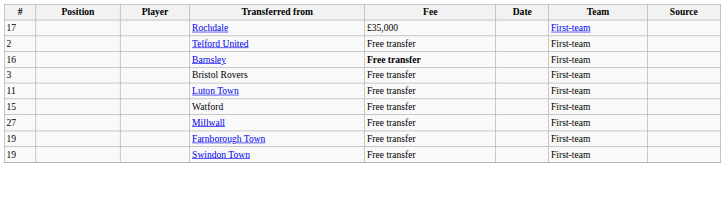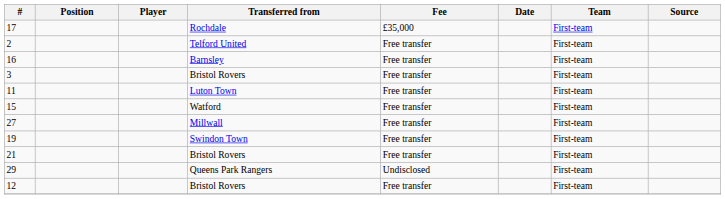(394, 59) bold -> (407, 59) normal
- row: (11, 138)
+ row: (11, 154)
+ row: (11, 170)
+ row: (11, 186)
